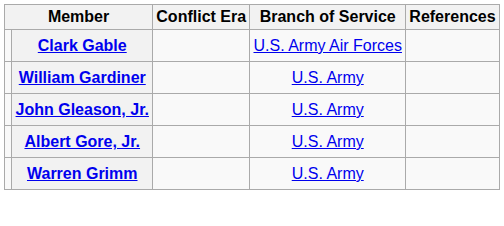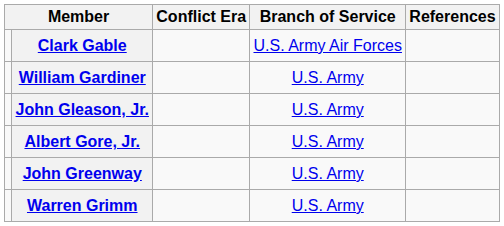+ row: (82, 173)
